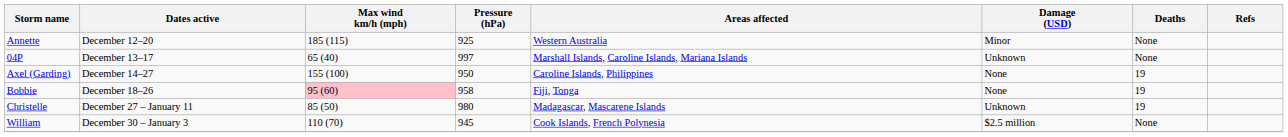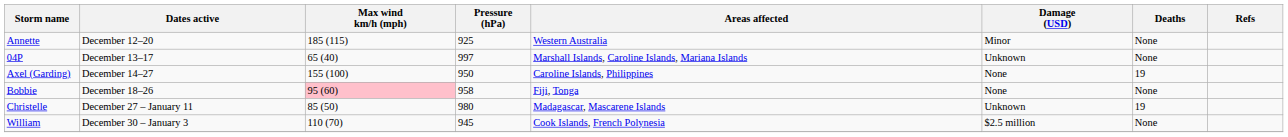(1140, 90) 19 -> (1146, 90) None
